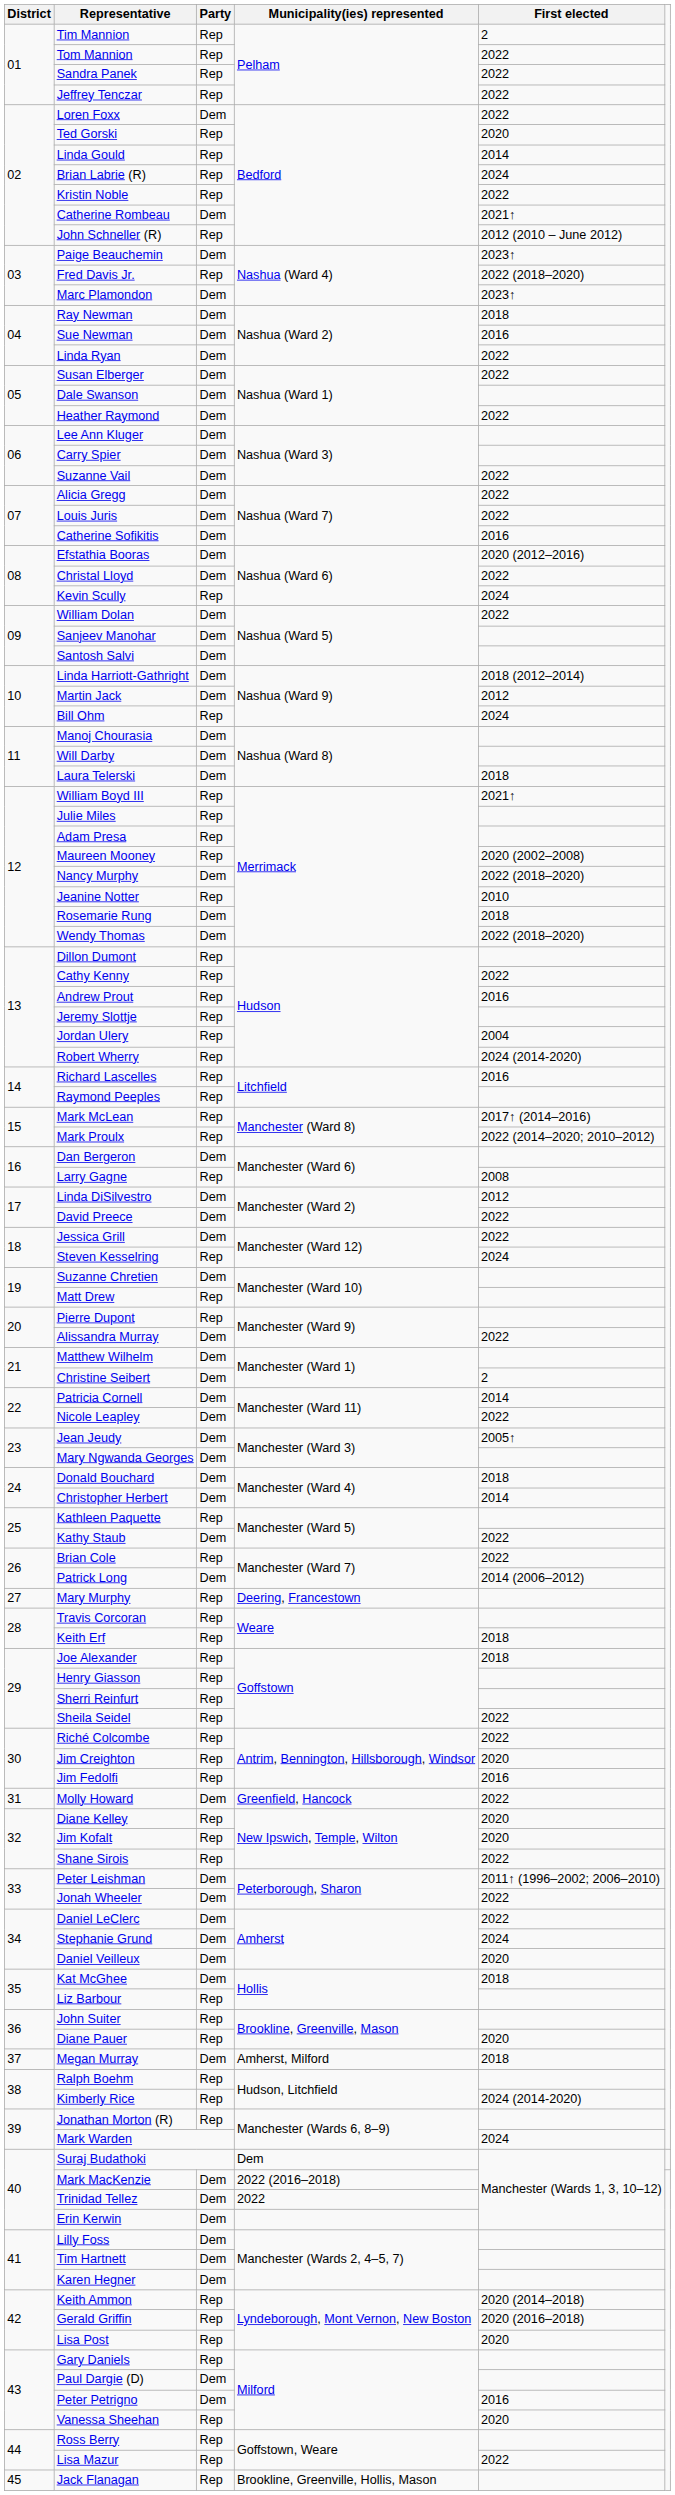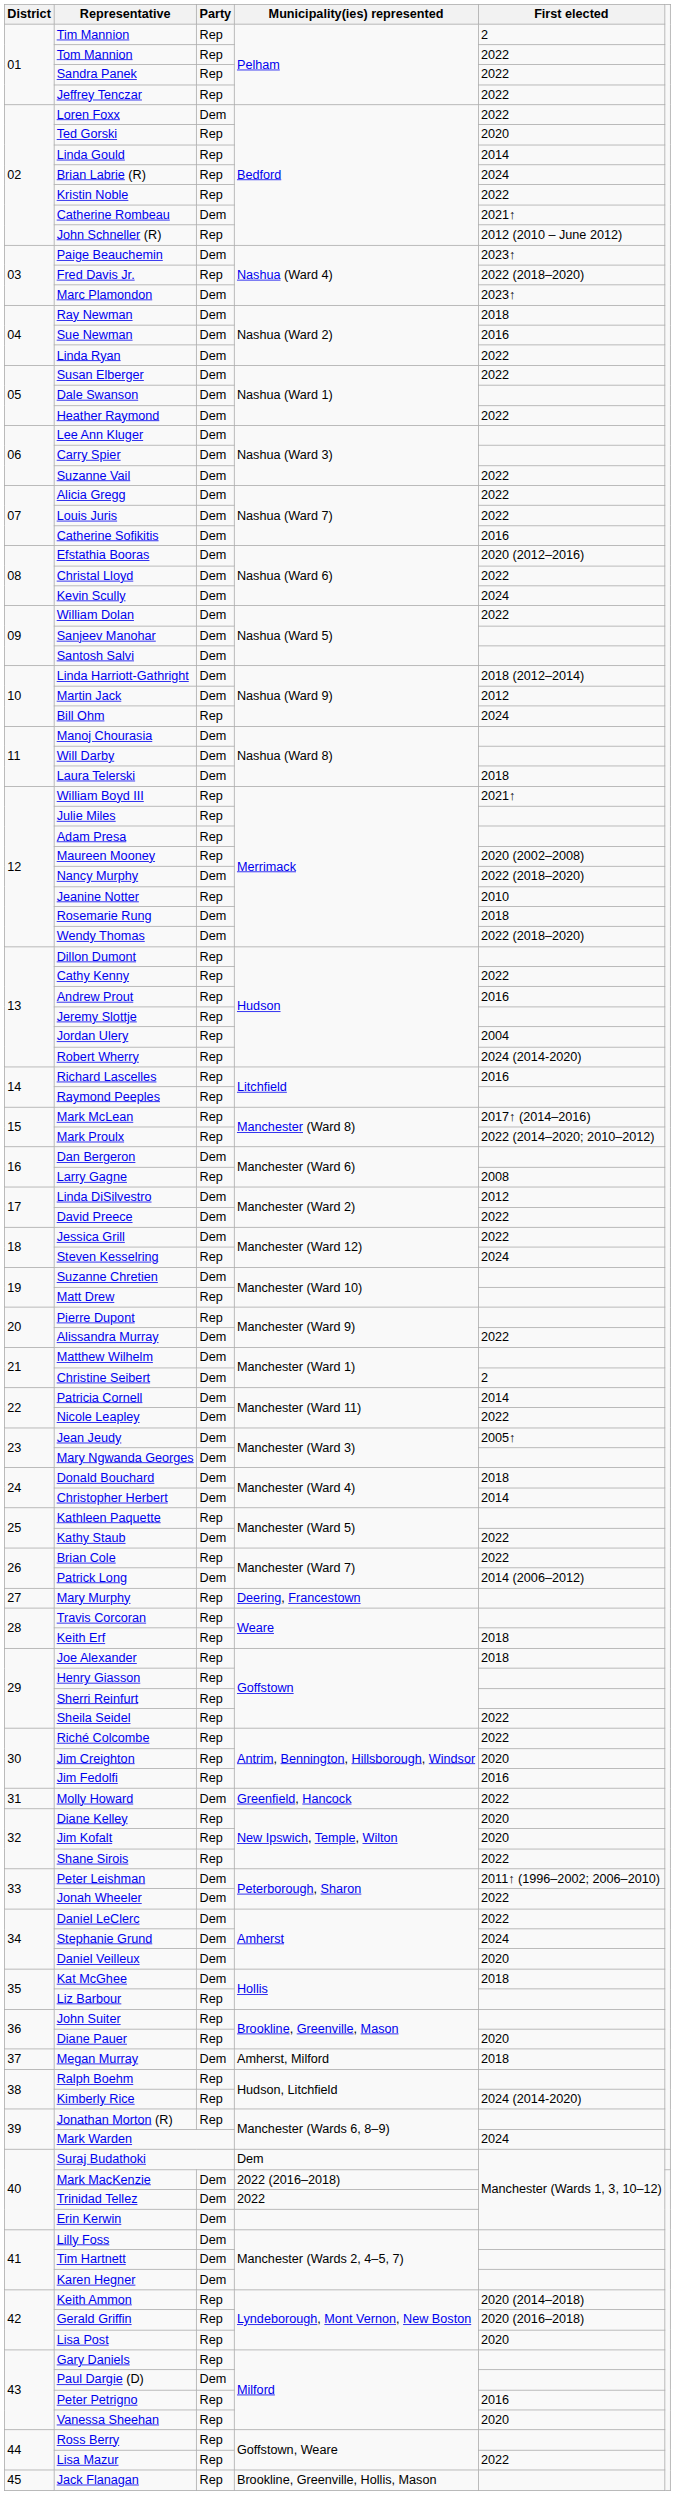(211, 595) Rep -> (213, 595) Dem
(213, 2400) Dem -> (211, 2400) Rep
